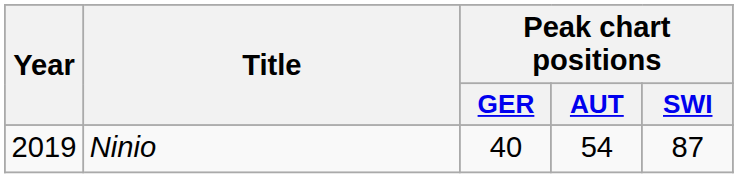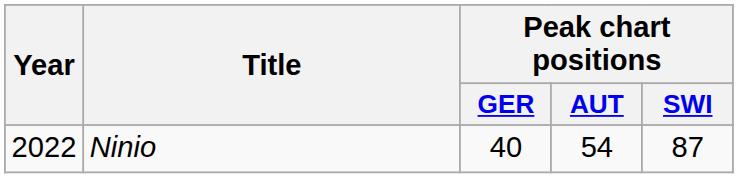(44, 147) 2019 -> (44, 147) 2022
